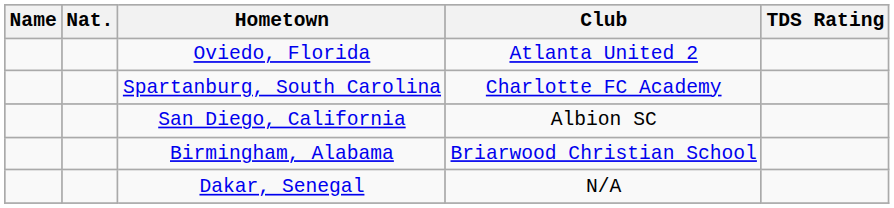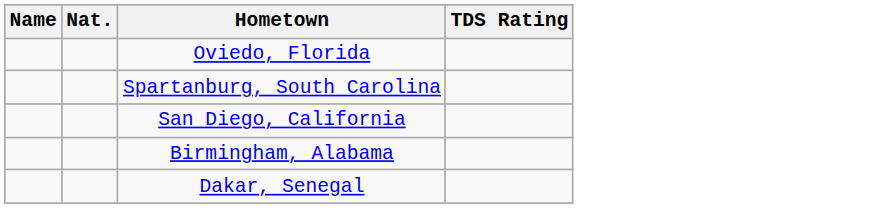- column: (604, 21)
